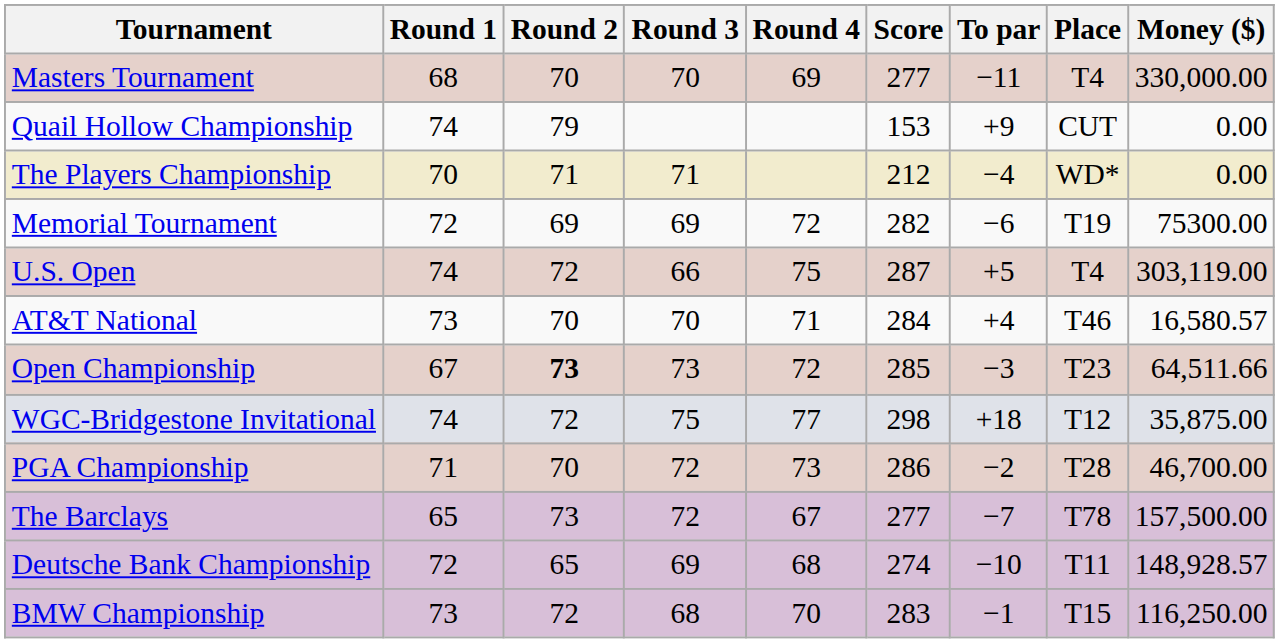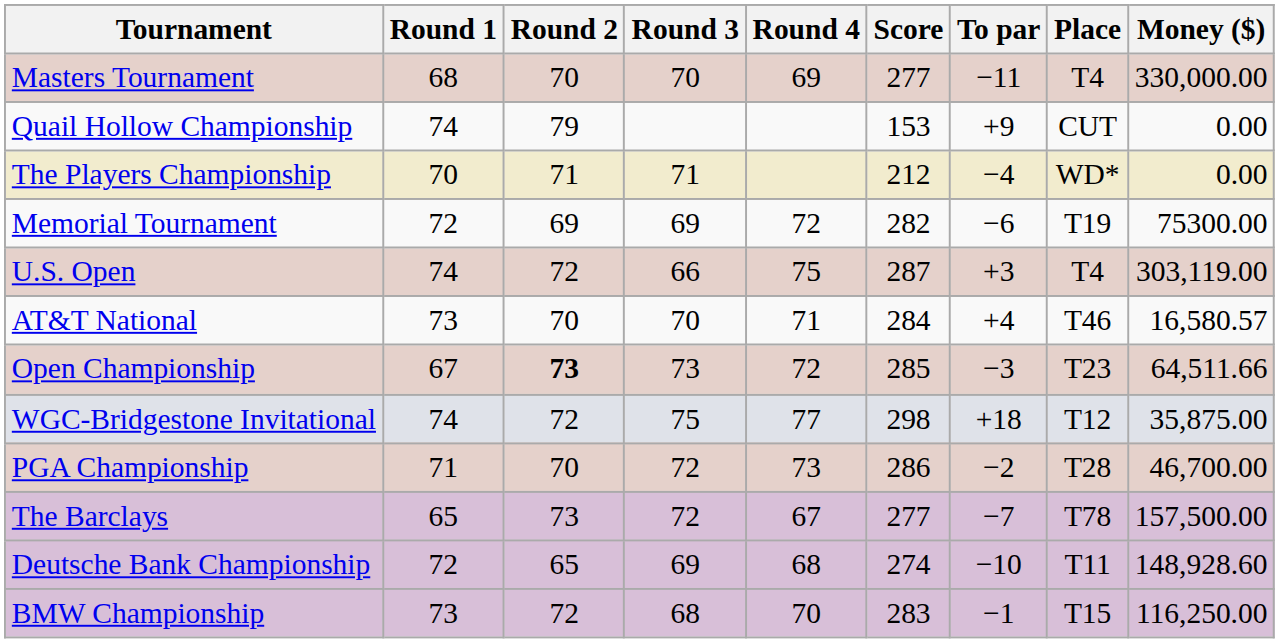(999, 272) +5 -> (999, 272) +3
(1201, 563) 148,928.57 -> (1201, 563) 148,928.60
